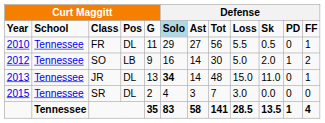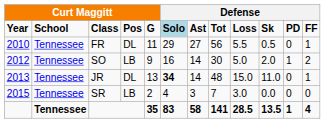(130, 93) DL -> (129, 93) LB
